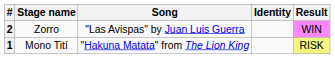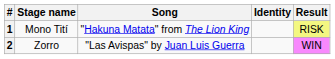rows swapped: (10, 45) <-> (10, 29)
